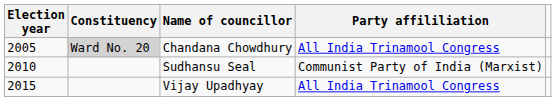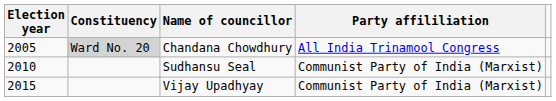(399, 86) All India Trinamool Congress -> (420, 86) Communist Party of India (Marxist)
